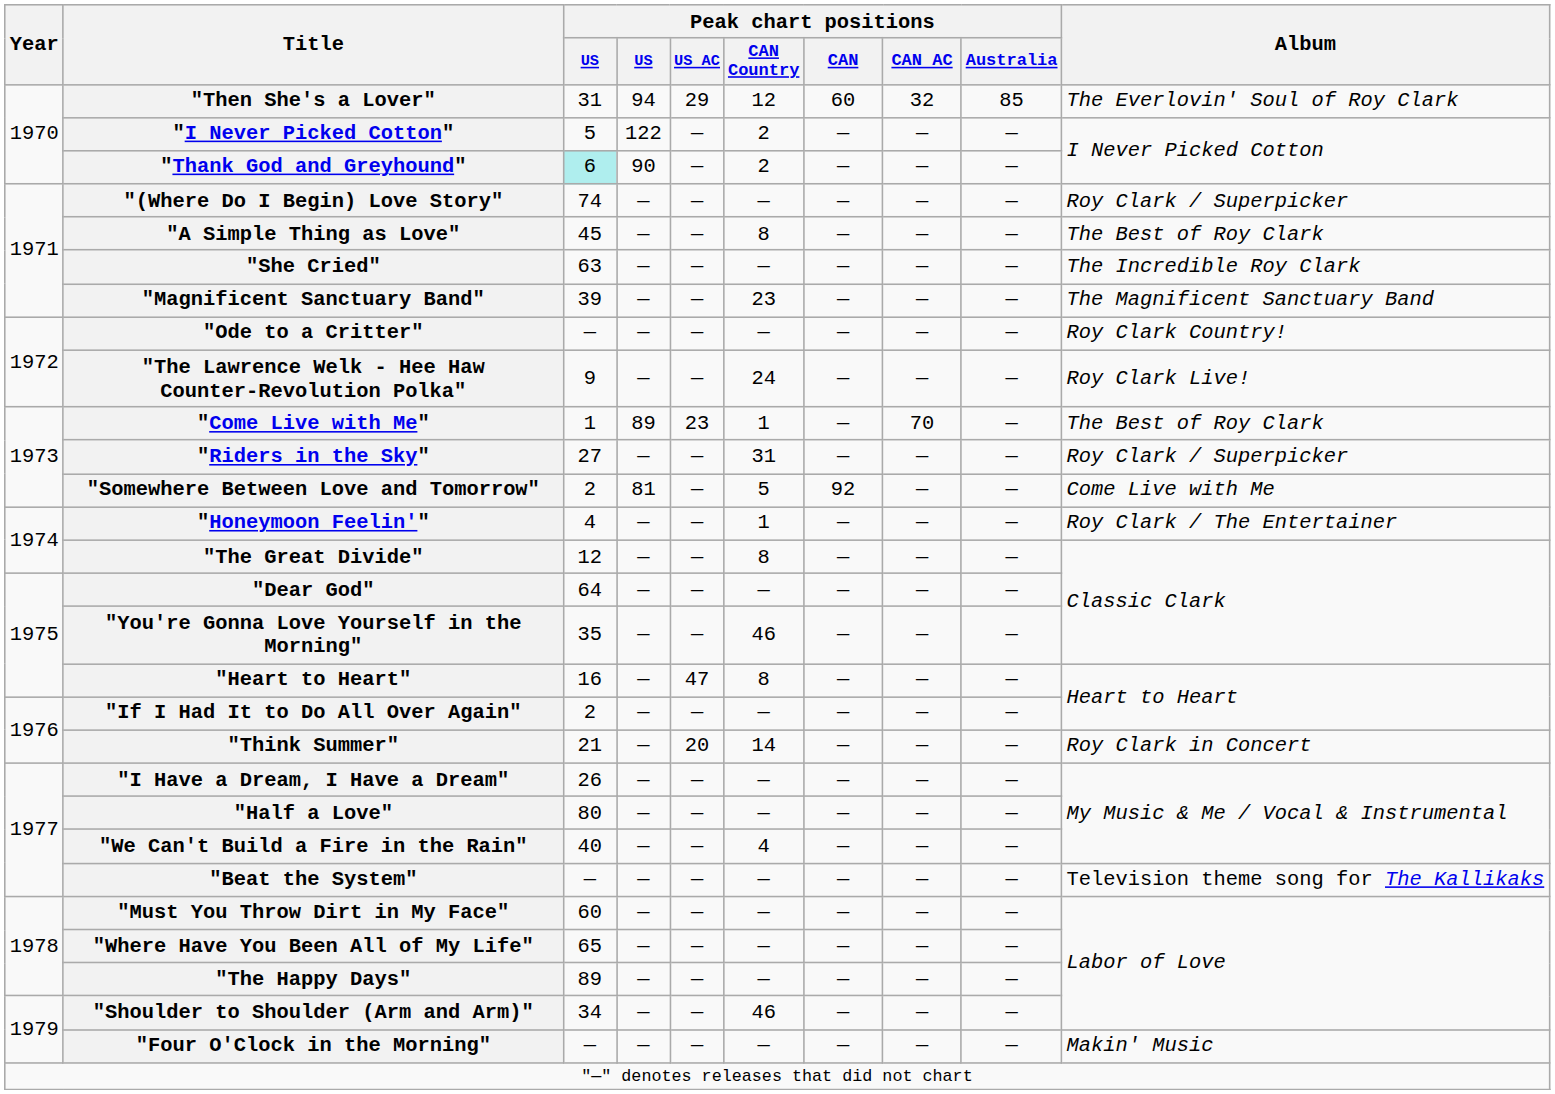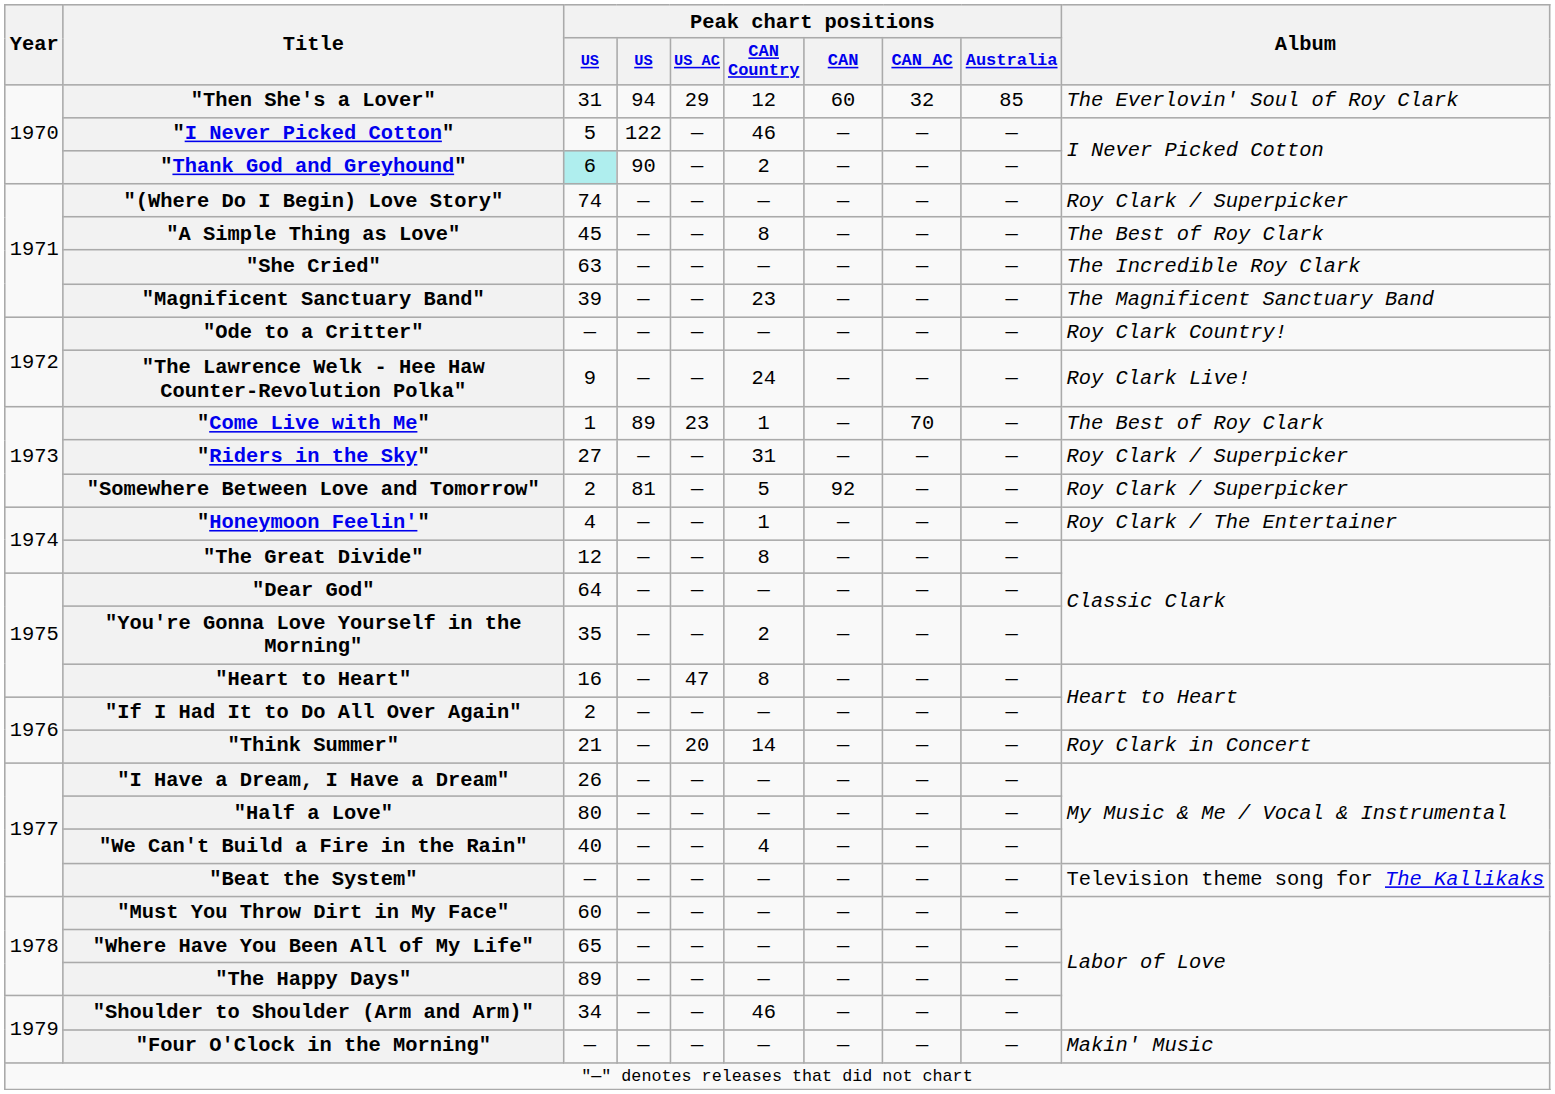(764, 134) 2 -> (764, 134) 46
(1171, 490) Come Live with Me -> (1207, 490) Roy Clark / Superpicker
(764, 635) 46 -> (764, 635) 2
